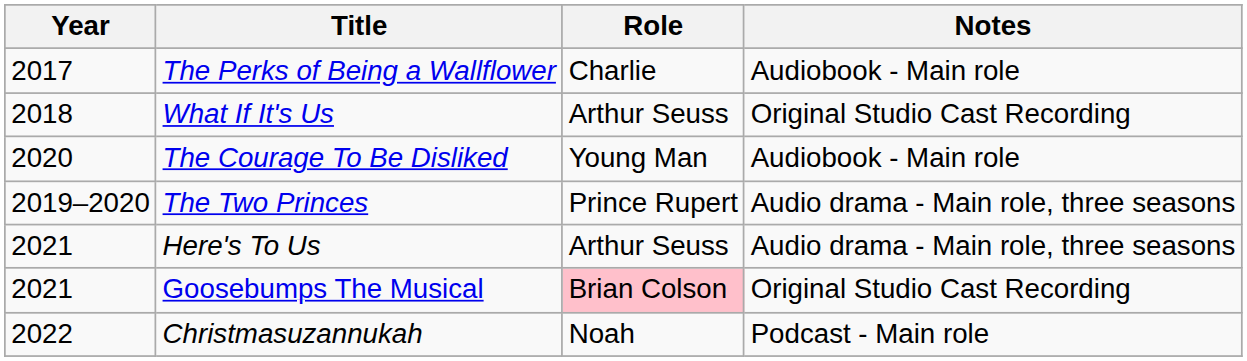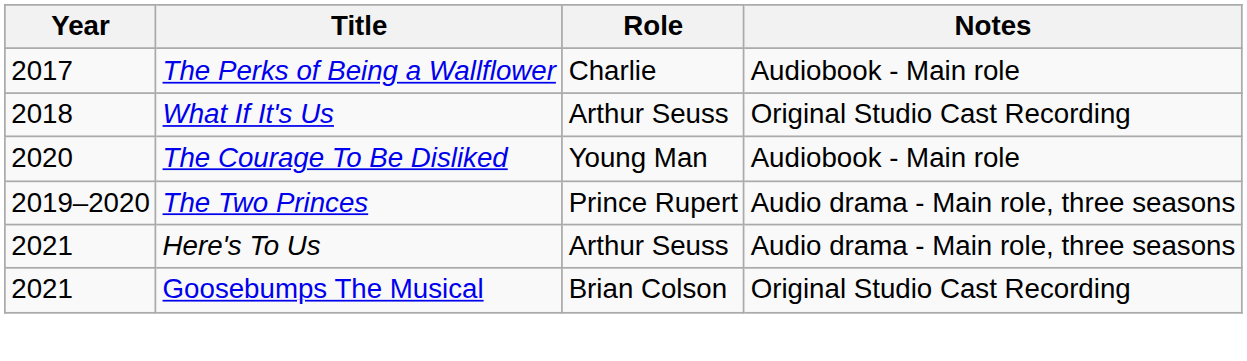(648, 289) pink background -> (648, 289) no background
- row: (293, 333)
